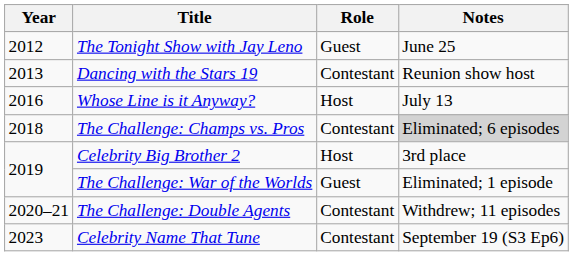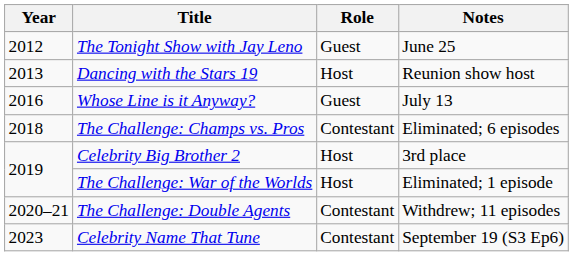(357, 73) Contestant -> (337, 73) Host
(337, 100) Host -> (340, 100) Guest
(481, 127) lightgrey background -> (481, 127) no background
(340, 182) Guest -> (337, 182) Host
